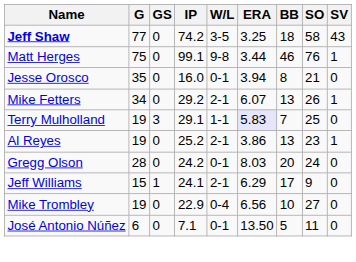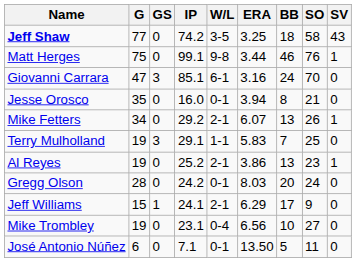+ row: (58, 78)
(253, 120) lavender background -> (253, 141) no background
(191, 204) 22.9 -> (191, 225) 23.1
